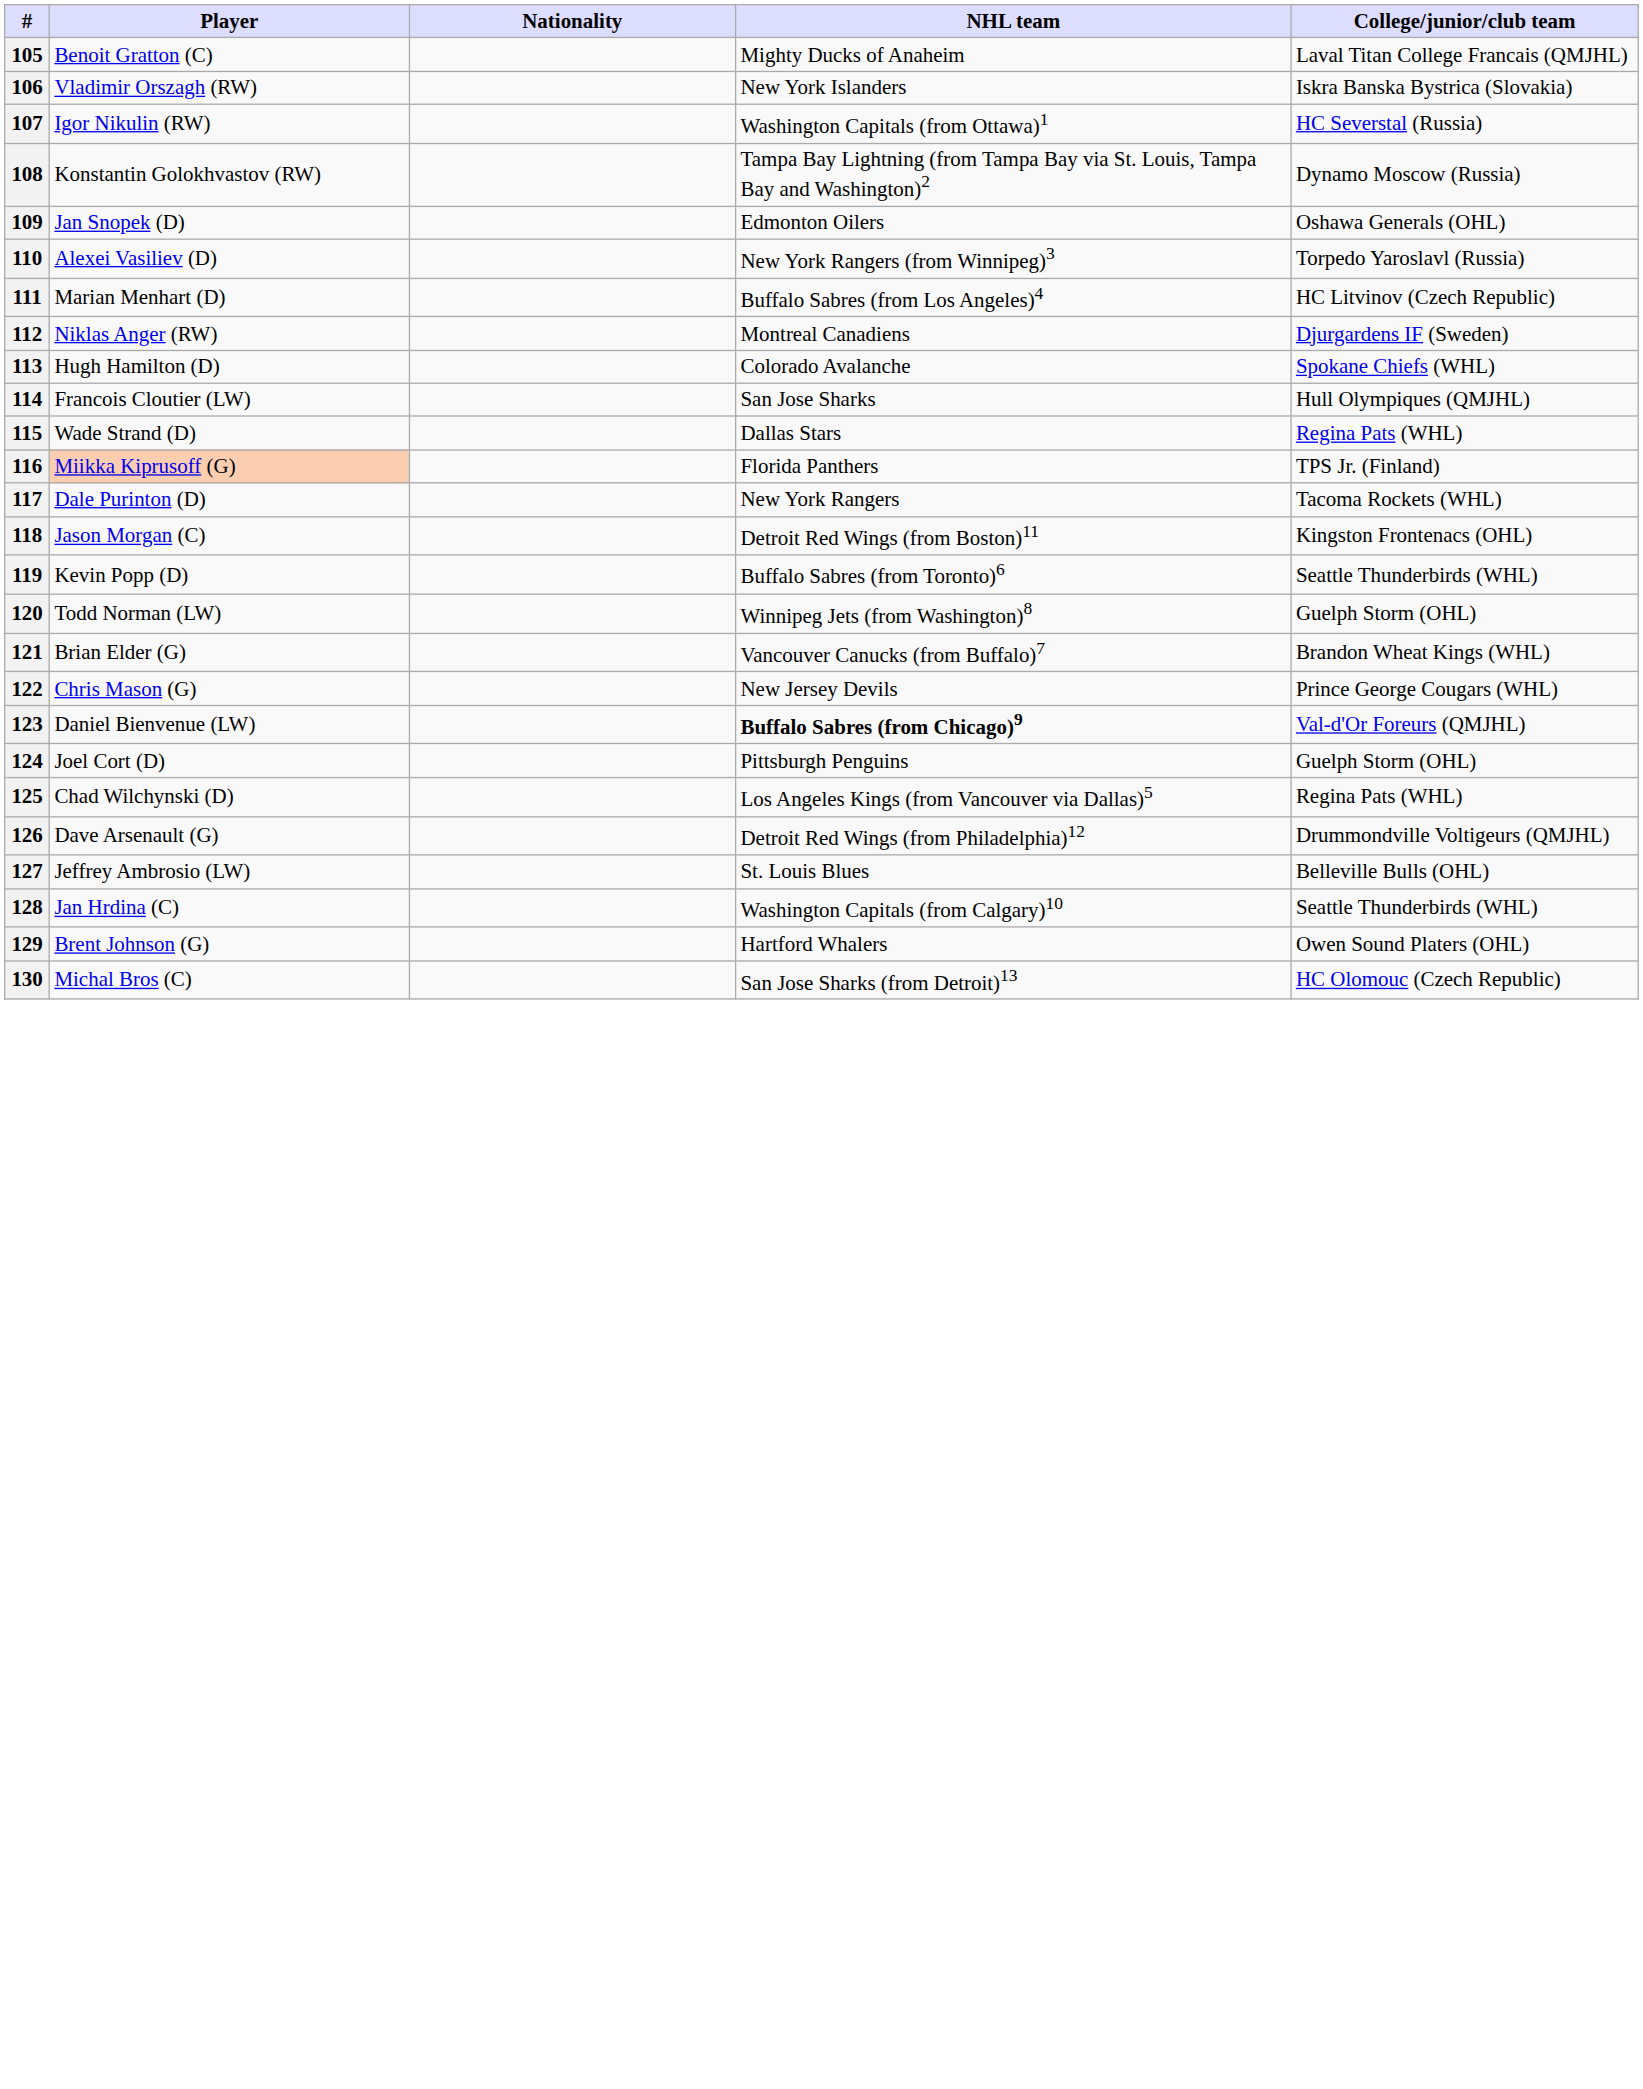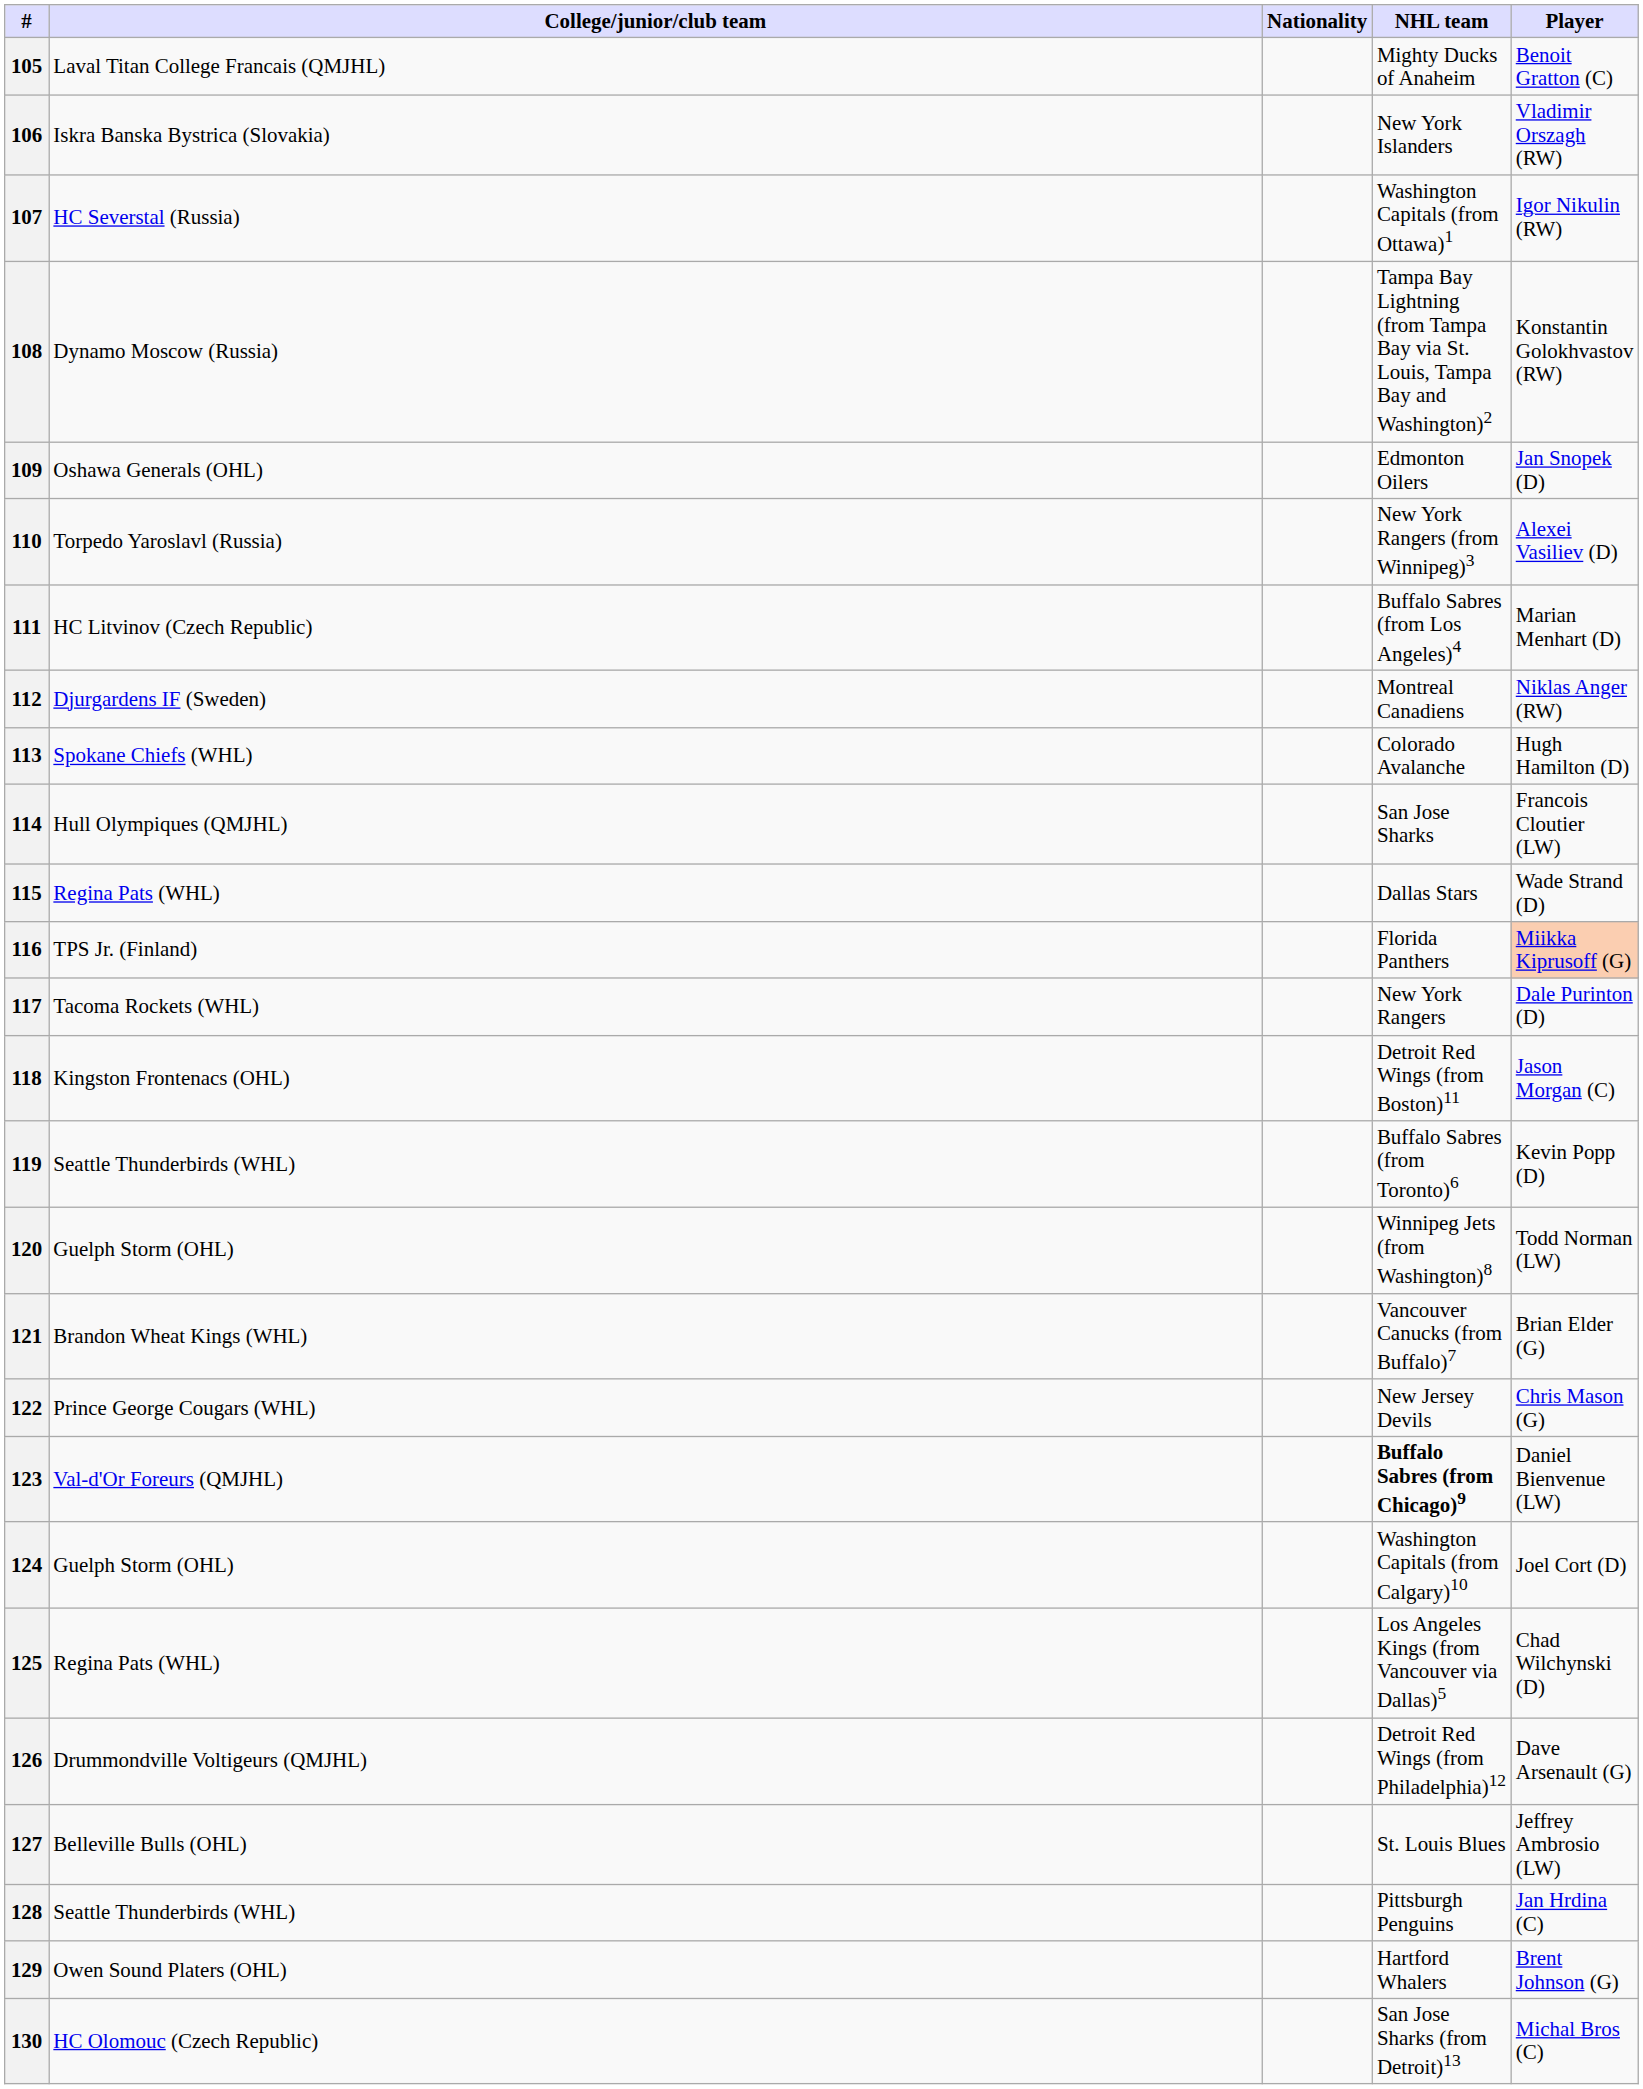columns swapped: (229, 21) <-> (1465, 21)
(824, 760) Pittsburgh Penguins -> (1438, 1565) Washington Capitals (from Calgary)10
(902, 907) Washington Capitals (from Calgary)10 -> (1420, 1912) Pittsburgh Penguins
